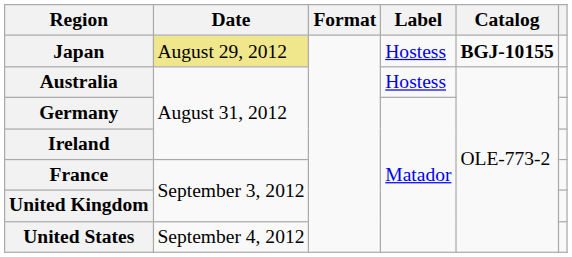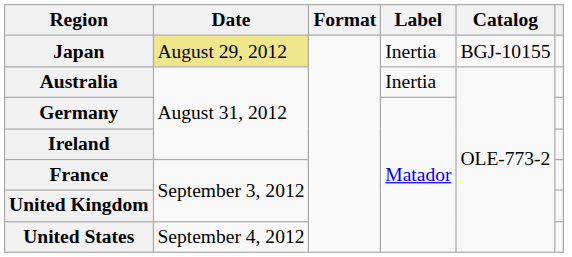(416, 50) Hostess -> (411, 50) Inertia
(507, 50) bold -> (505, 50) normal
(416, 81) Hostess -> (411, 81) Inertia
